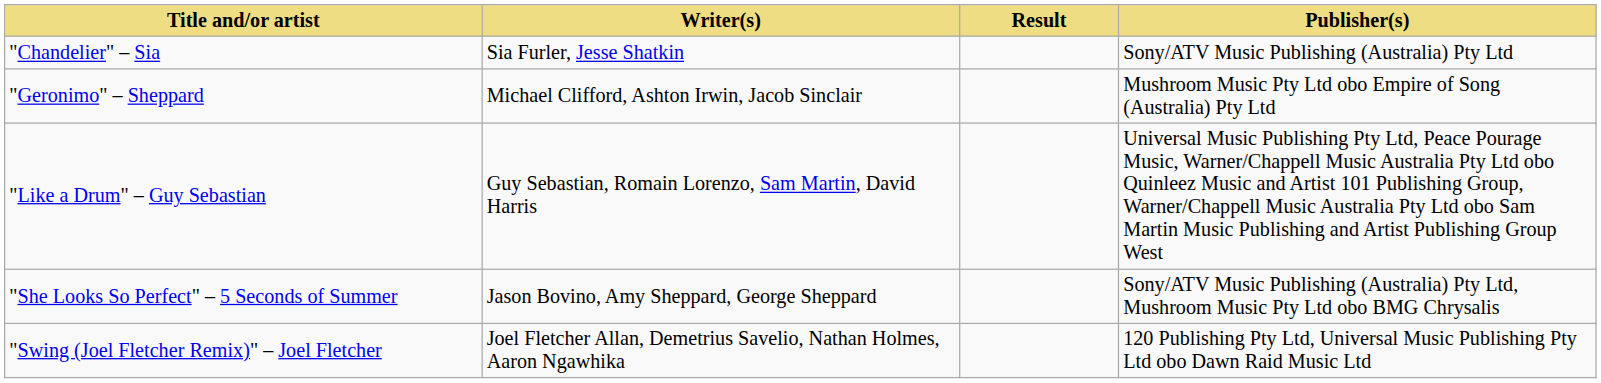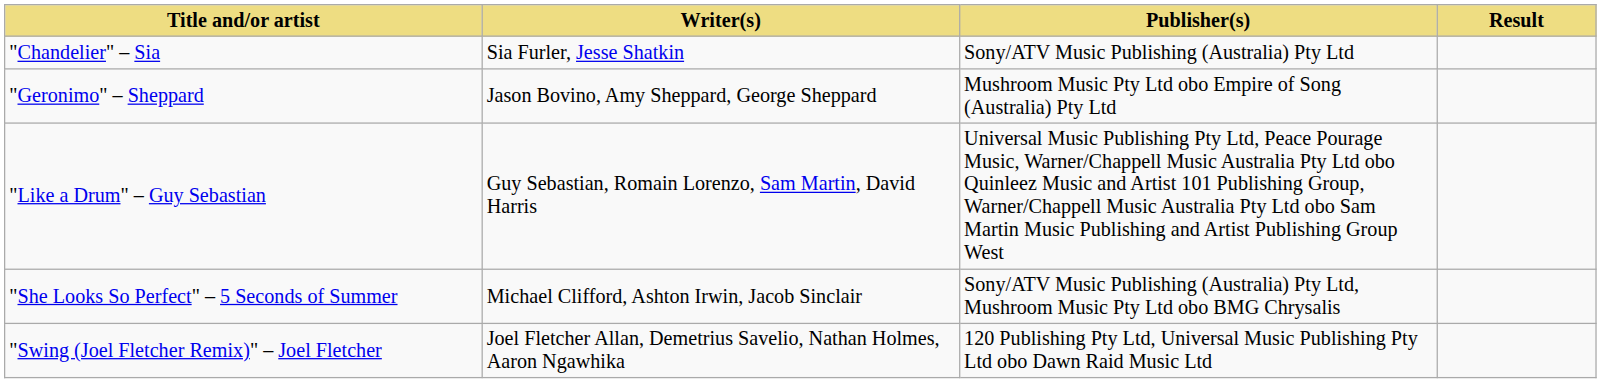columns swapped: (1357, 20) <-> (1039, 20)
(674, 95) Michael Clifford, Ashton Irwin, Jacob Sinclair -> (682, 95) Jason Bovino, Amy Sheppard, George Sheppard
(682, 295) Jason Bovino, Amy Sheppard, George Sheppard -> (674, 295) Michael Clifford, Ashton Irwin, Jacob Sinclair
